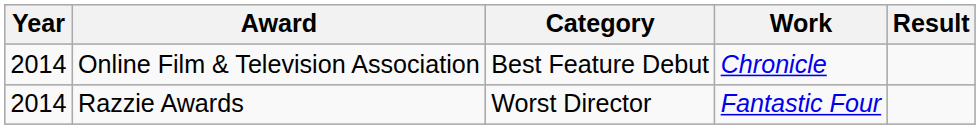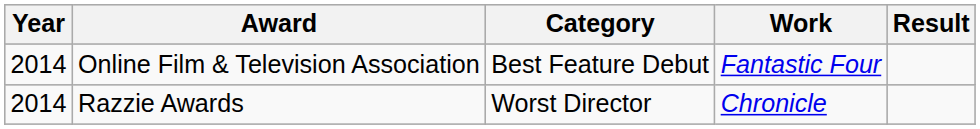(774, 64) Chronicle -> (801, 64) Fantastic Four
(801, 104) Fantastic Four -> (774, 104) Chronicle
